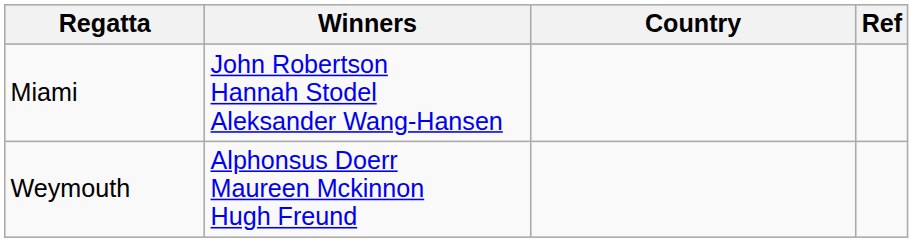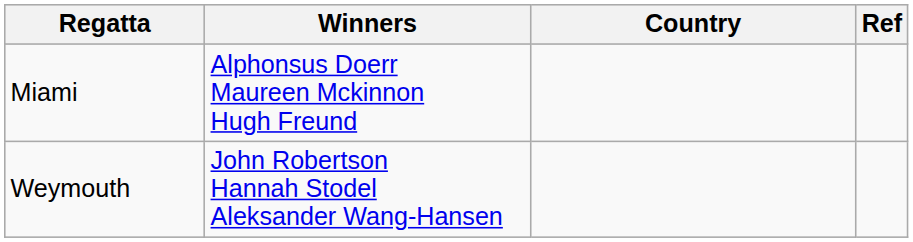(357, 92) John Robertson Hannah Stodel Aleksander Wang-Hansen -> (317, 92) Alphonsus Doerr Maureen Mckinnon Hugh Freund
(317, 188) Alphonsus Doerr Maureen Mckinnon Hugh Freund -> (357, 188) John Robertson Hannah Stodel Aleksander Wang-Hansen
